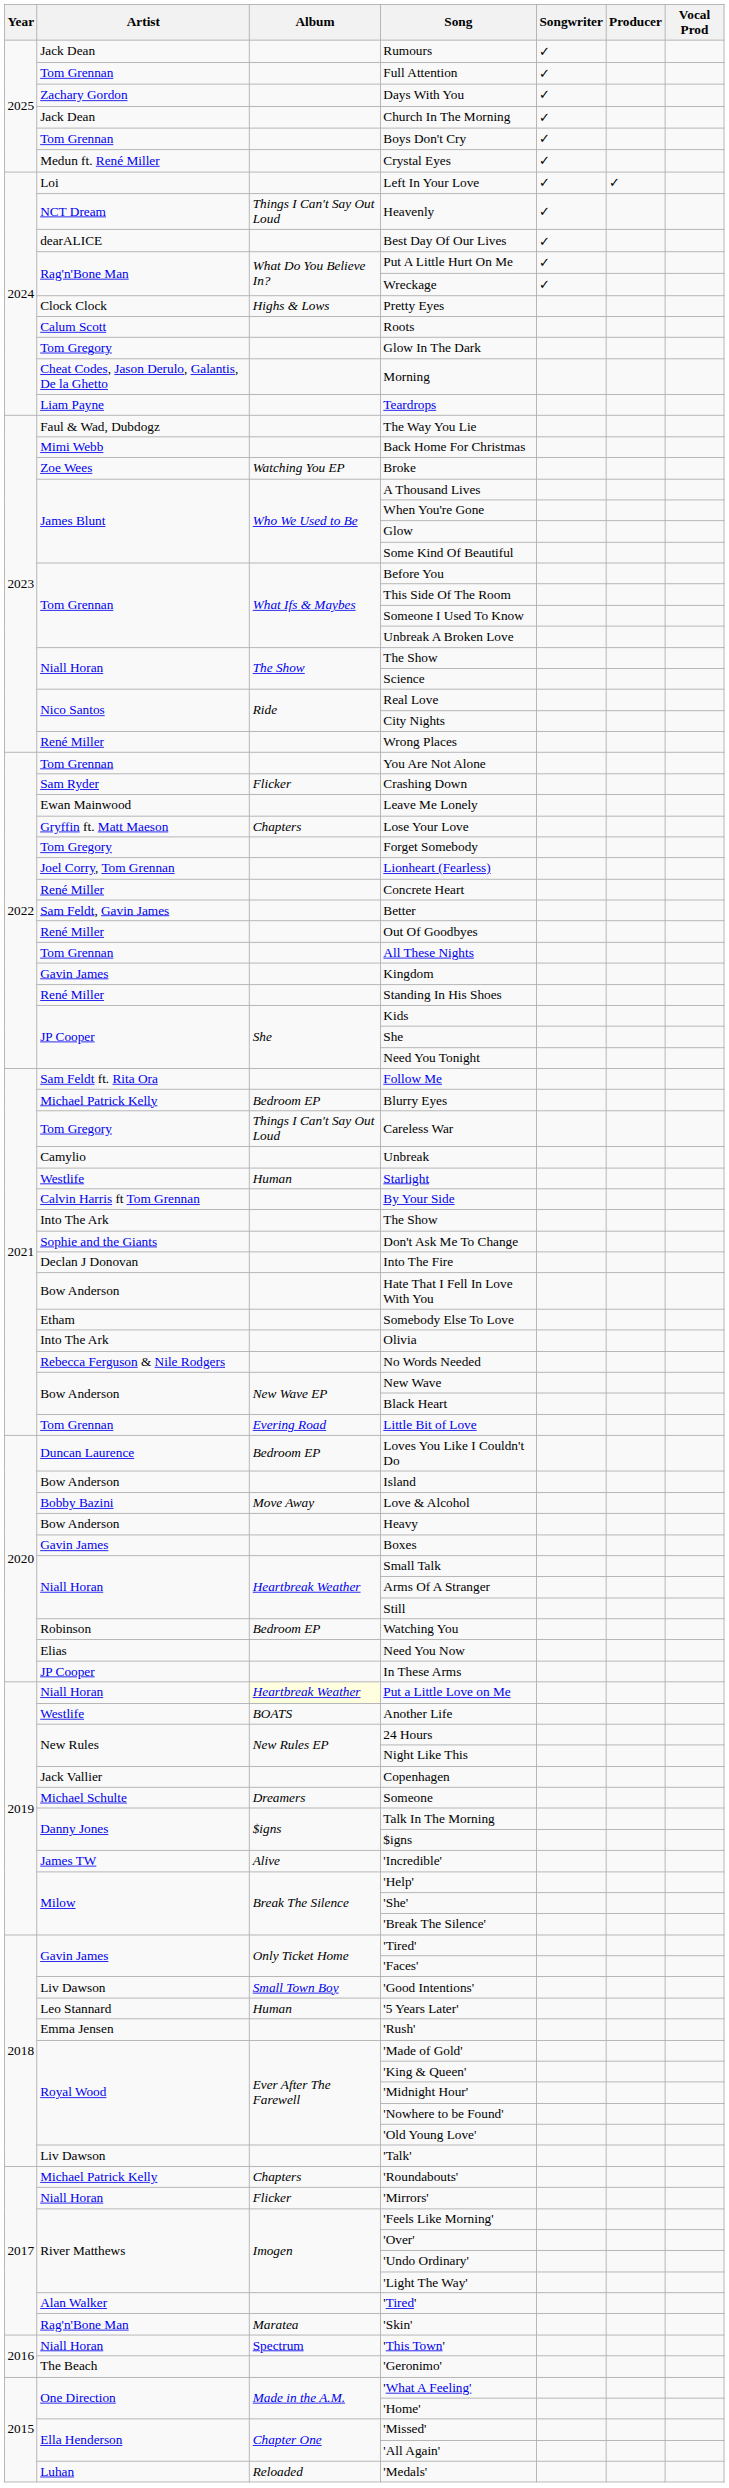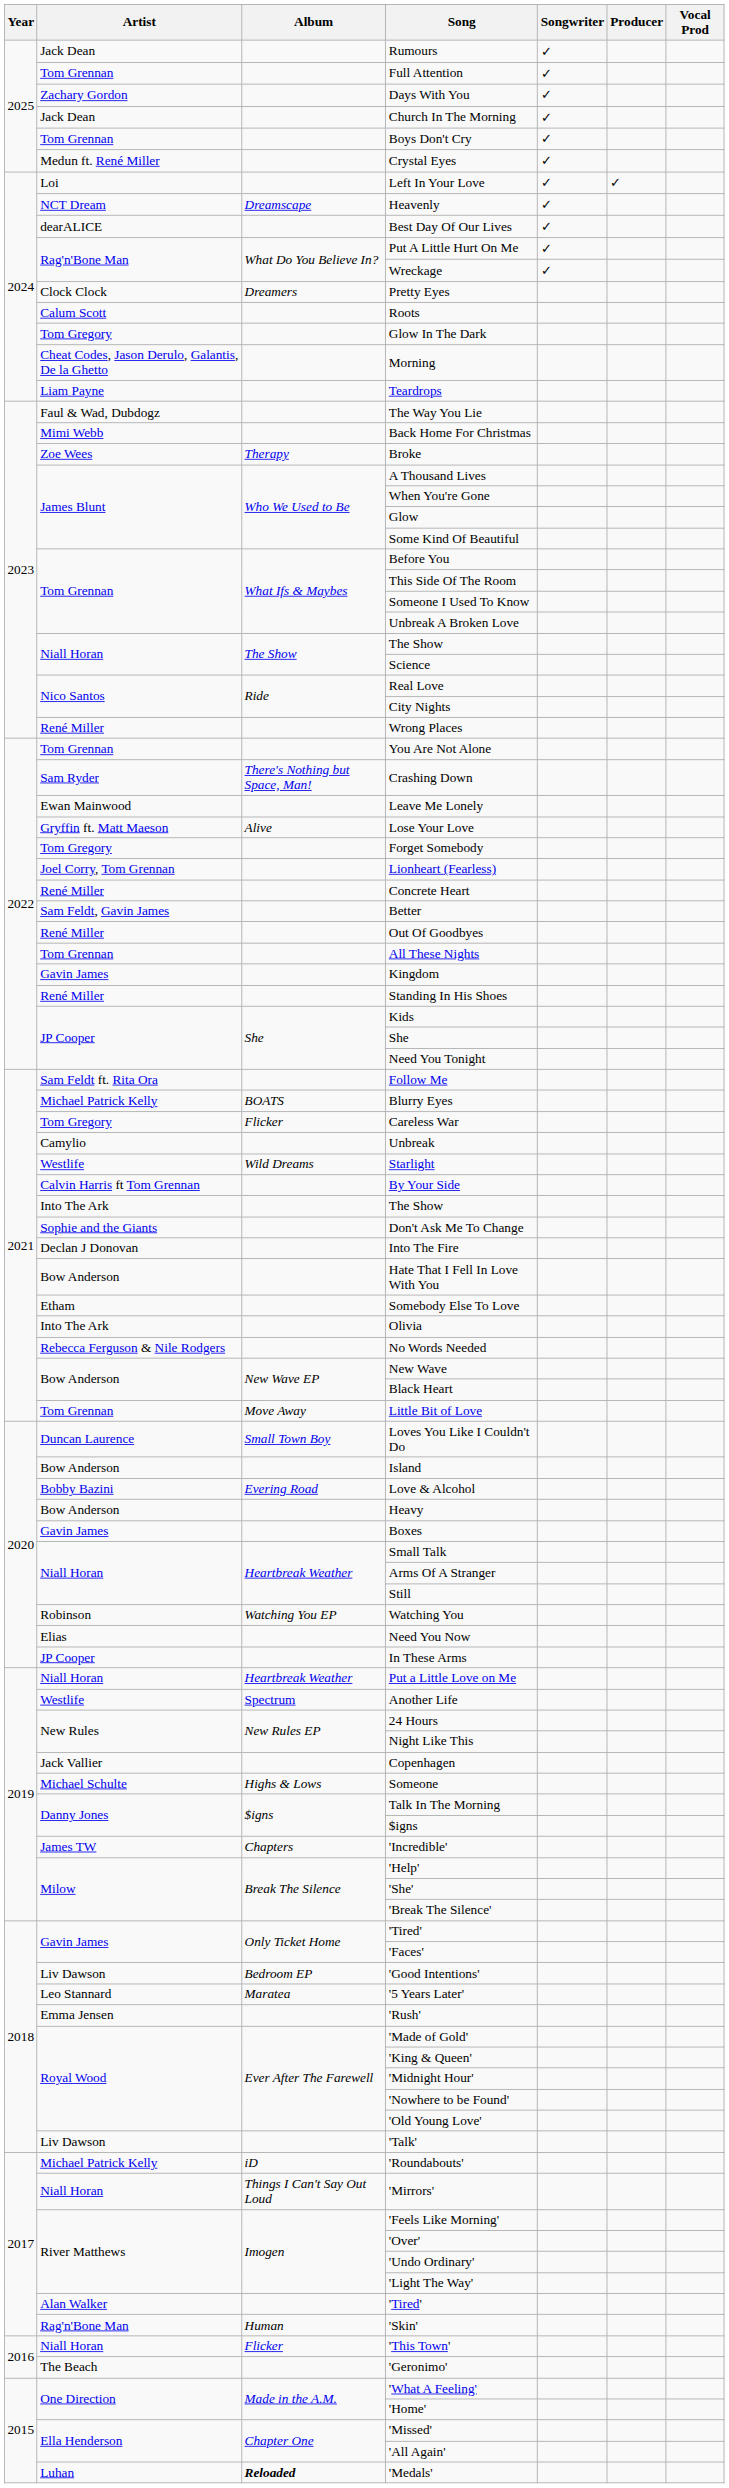(314, 211) Things I Can't Say Out Loud -> (278, 204) Dreamscape
(291, 305) Highs & Lows -> (271, 291) Dreamers
(299, 468) Watching You EP -> (267, 454) Therapy
(272, 784) Flicker -> (297, 777) There's Nothing but Space, Man!
(277, 826) Chapters -> (258, 827) Alive
(287, 1100) Bedroom EP -> (264, 1100) BOATS
(314, 1128) Things I Can't Say Out Loud -> (264, 1122) Flicker
(272, 1178) Human -> (279, 1164) Wild Dreams
(289, 1424) Evering Road -> (275, 1410) Move Away
(287, 1453) Bedroom EP -> (287, 1439) Small Town Boy
(283, 1503) Move Away -> (281, 1488) Evering Road
(287, 1629) Bedroom EP -> (291, 1615) Watching You EP
(307, 1692) lightyellow background -> (298, 1678) no background
(272, 1713) BOATS -> (270, 1699) Spectrum
(279, 1797) Dreamers -> (283, 1783) Highs & Lows
(266, 1861) Alive -> (269, 1846) Chapters
(296, 1987) Small Town Boy -> (278, 1973) Bedroom EP
(272, 2008) Human -> (267, 1994) Maratea
(277, 2176) Chapters -> (251, 2162) iD
(272, 2198) Flicker -> (305, 2191) Things I Can't Say Out Loud
(276, 2324) Maratea -> (264, 2325) Human
(278, 2345) Spectrum -> (264, 2346) Flicker
(278, 2471) normal -> (270, 2472) bold
